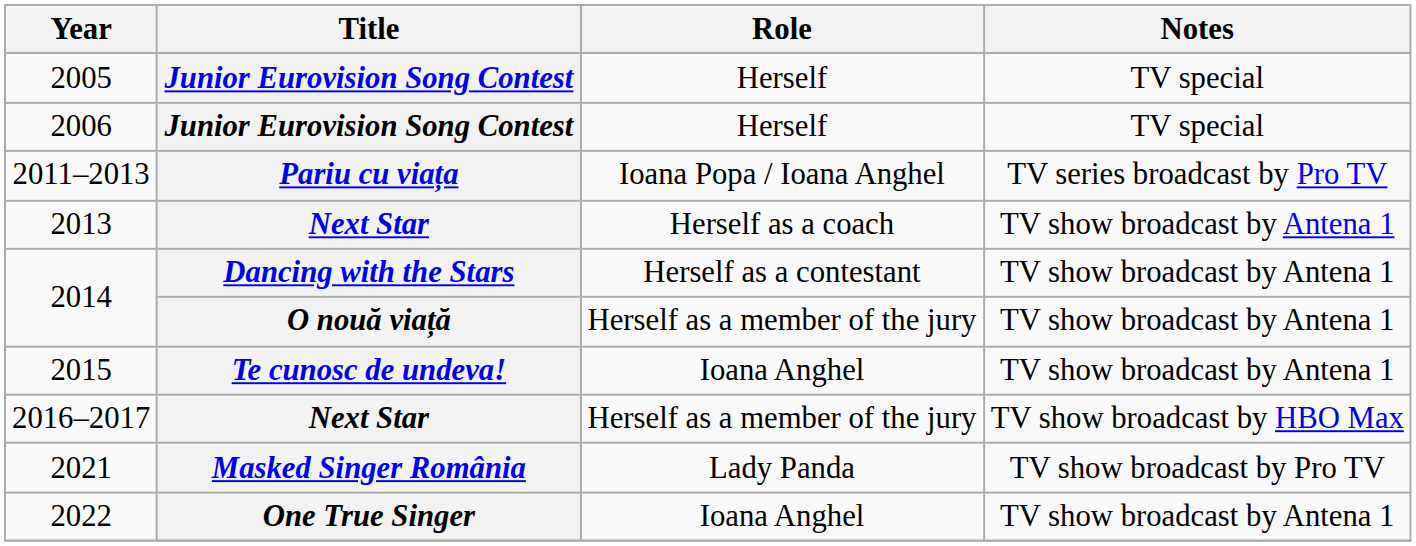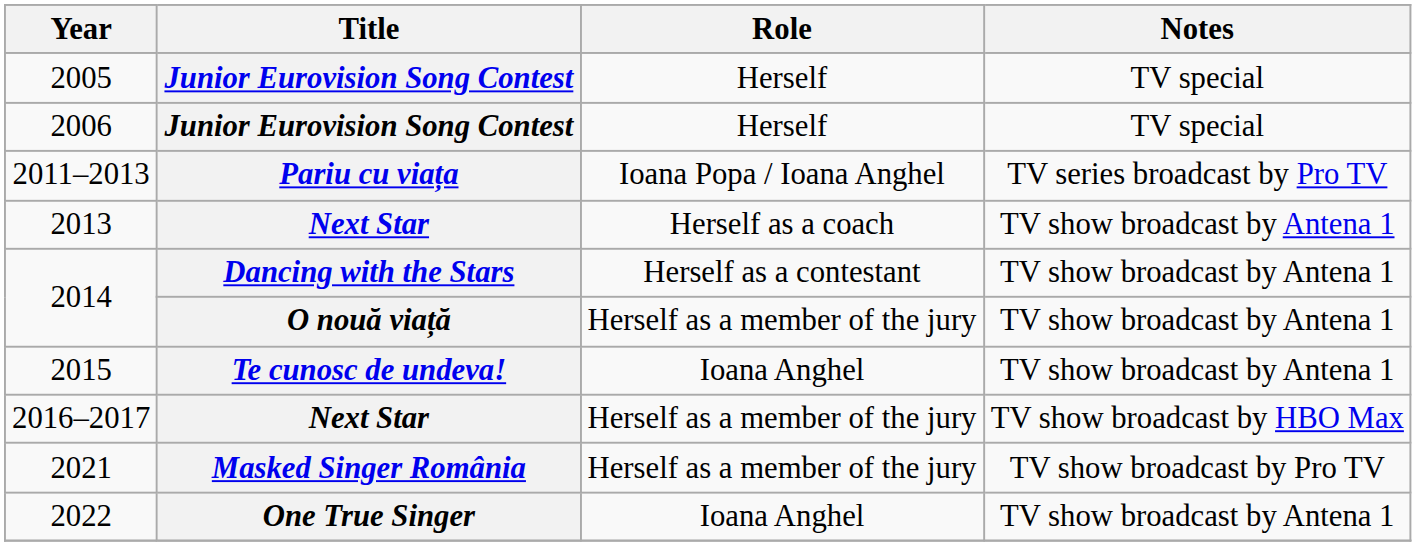(782, 467) Lady Panda -> (782, 467) Herself as a member of the jury
